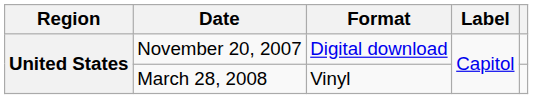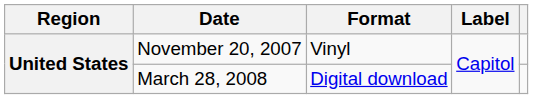(379, 49) Digital download -> (330, 49) Vinyl
(330, 78) Vinyl -> (379, 78) Digital download
